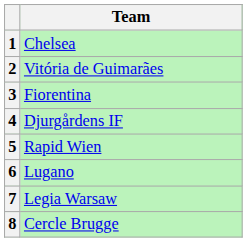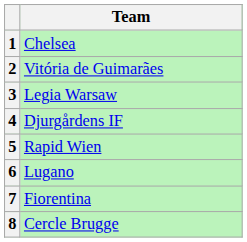(57, 95) Fiorentina -> (70, 95) Legia Warsaw
(70, 198) Legia Warsaw -> (57, 198) Fiorentina
